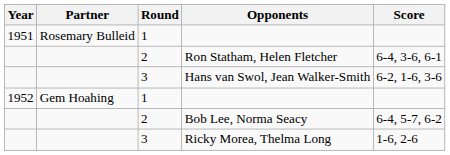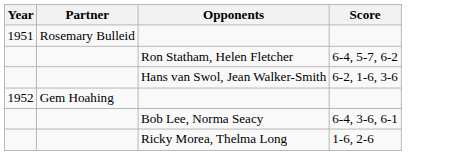- column: (160, 14)
(409, 56) 6-4, 3-6, 6-1 -> (365, 56) 6-4, 5-7, 6-2
(409, 118) 6-4, 5-7, 6-2 -> (365, 118) 6-4, 3-6, 6-1
